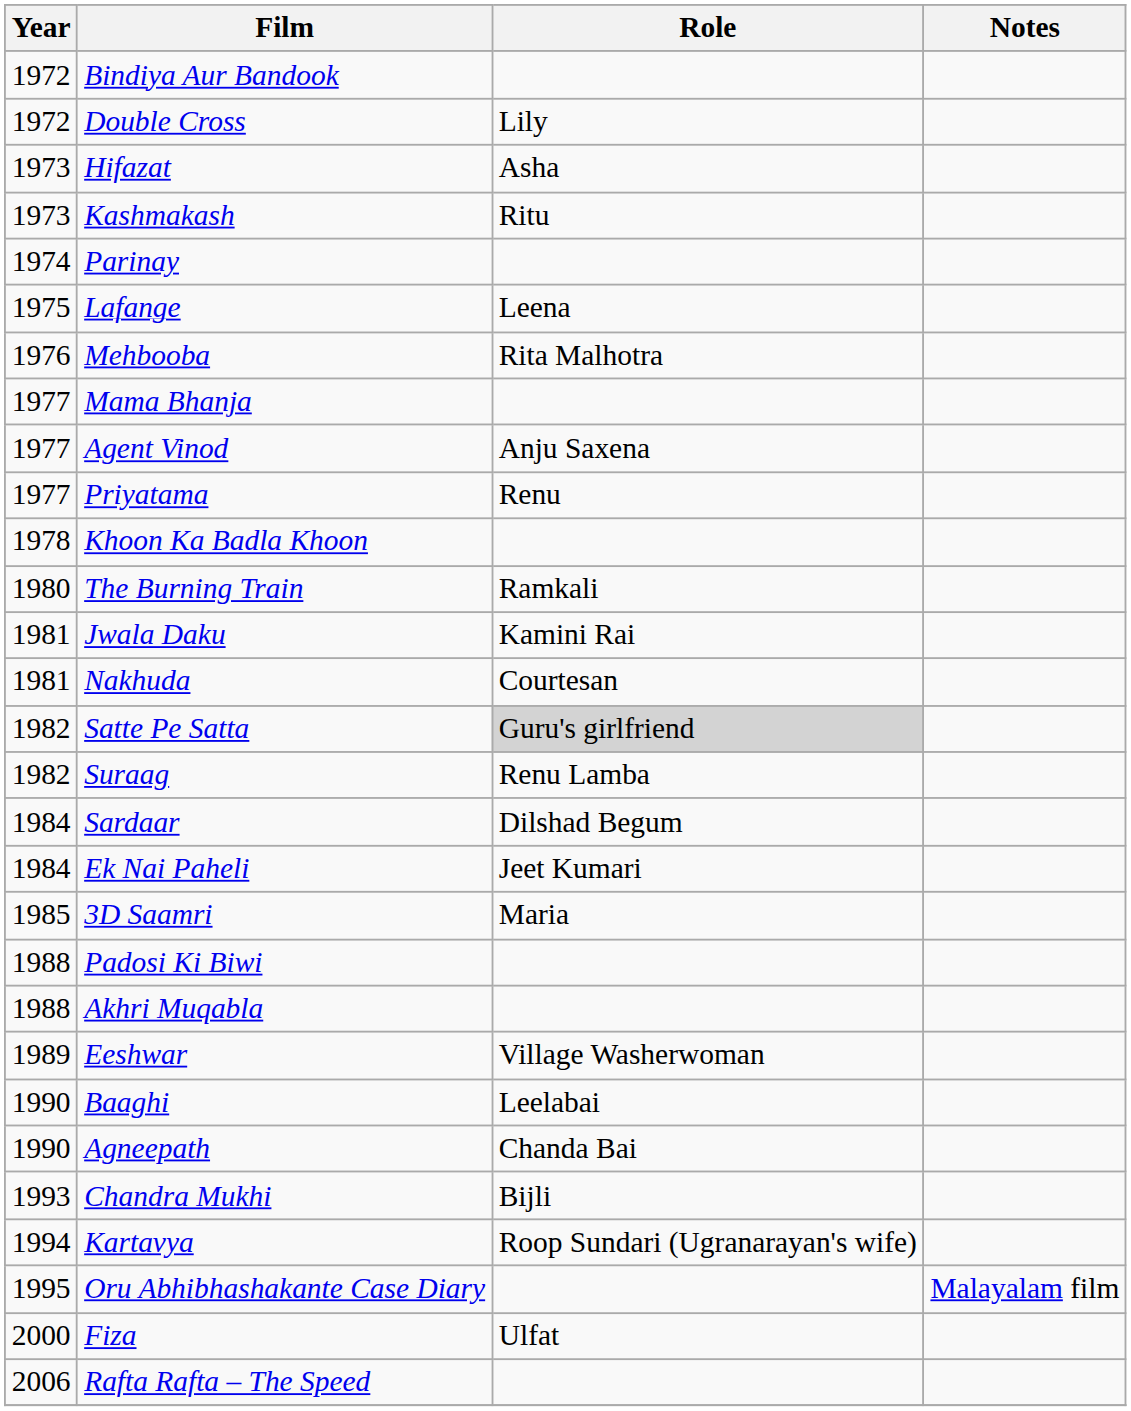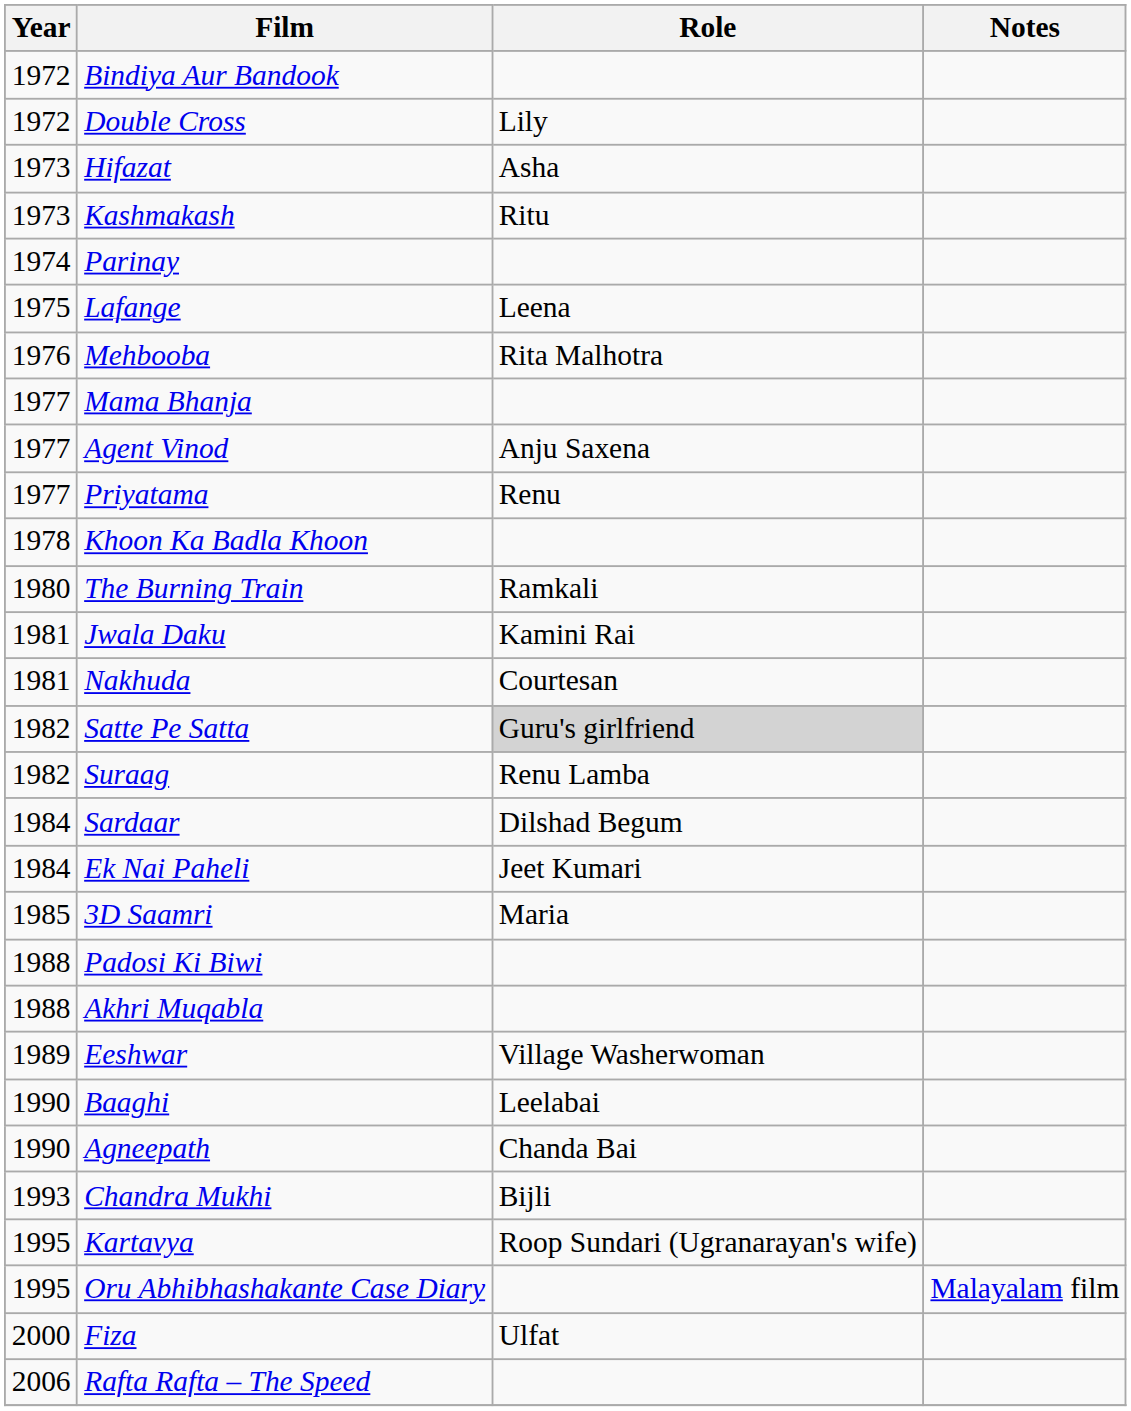(41, 1241) 1994 -> (41, 1241) 1995
